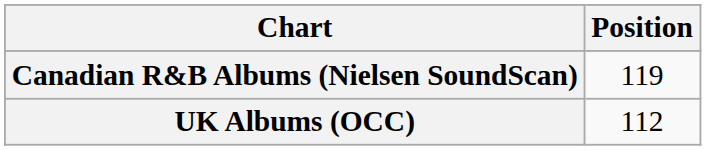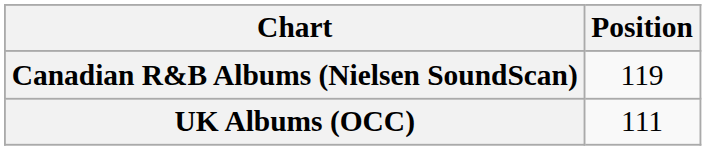(642, 121) 112 -> (642, 121) 111
